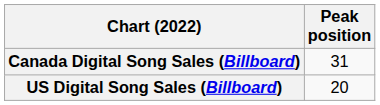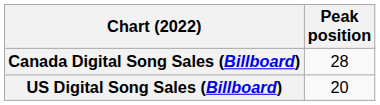(340, 61) 31 -> (340, 61) 28
